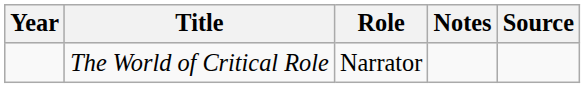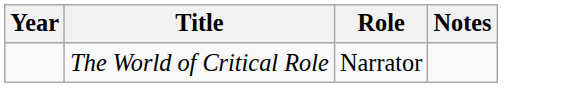- column: (538, 23)
